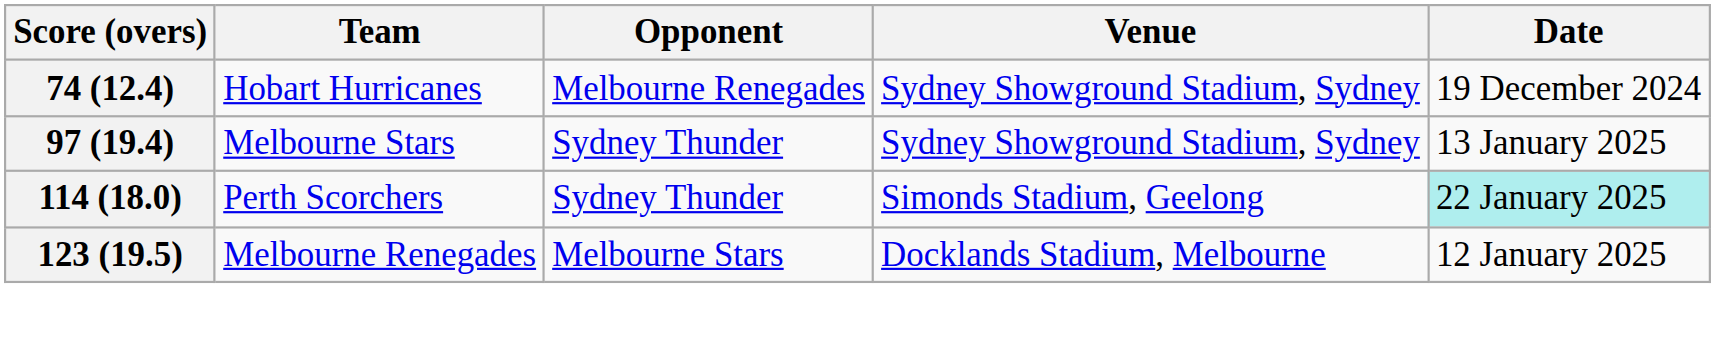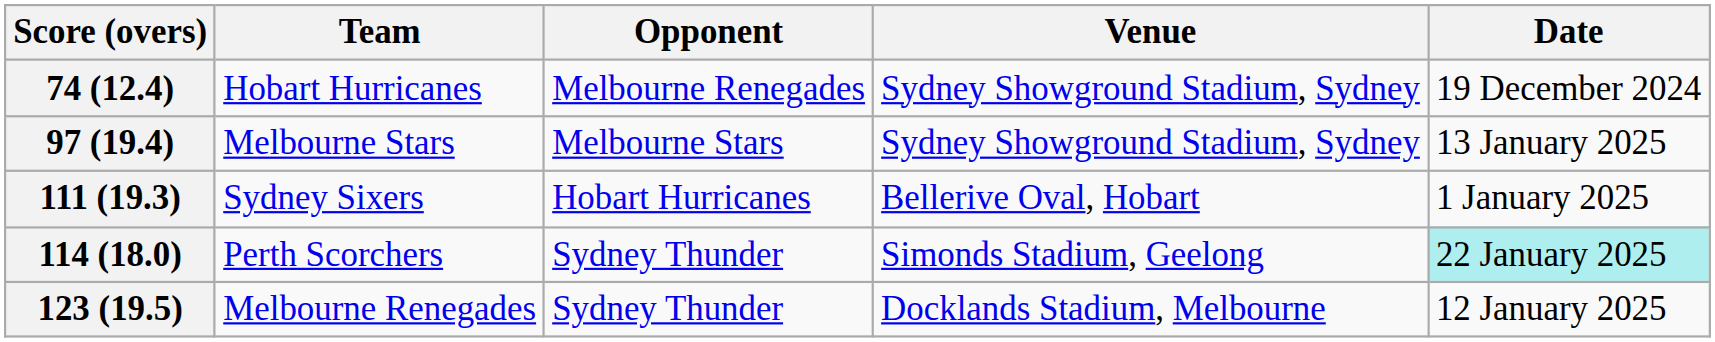(668, 142) Sydney Thunder -> (668, 142) Melbourne Stars
+ row: (110, 198)
(668, 253) Melbourne Stars -> (668, 308) Sydney Thunder
